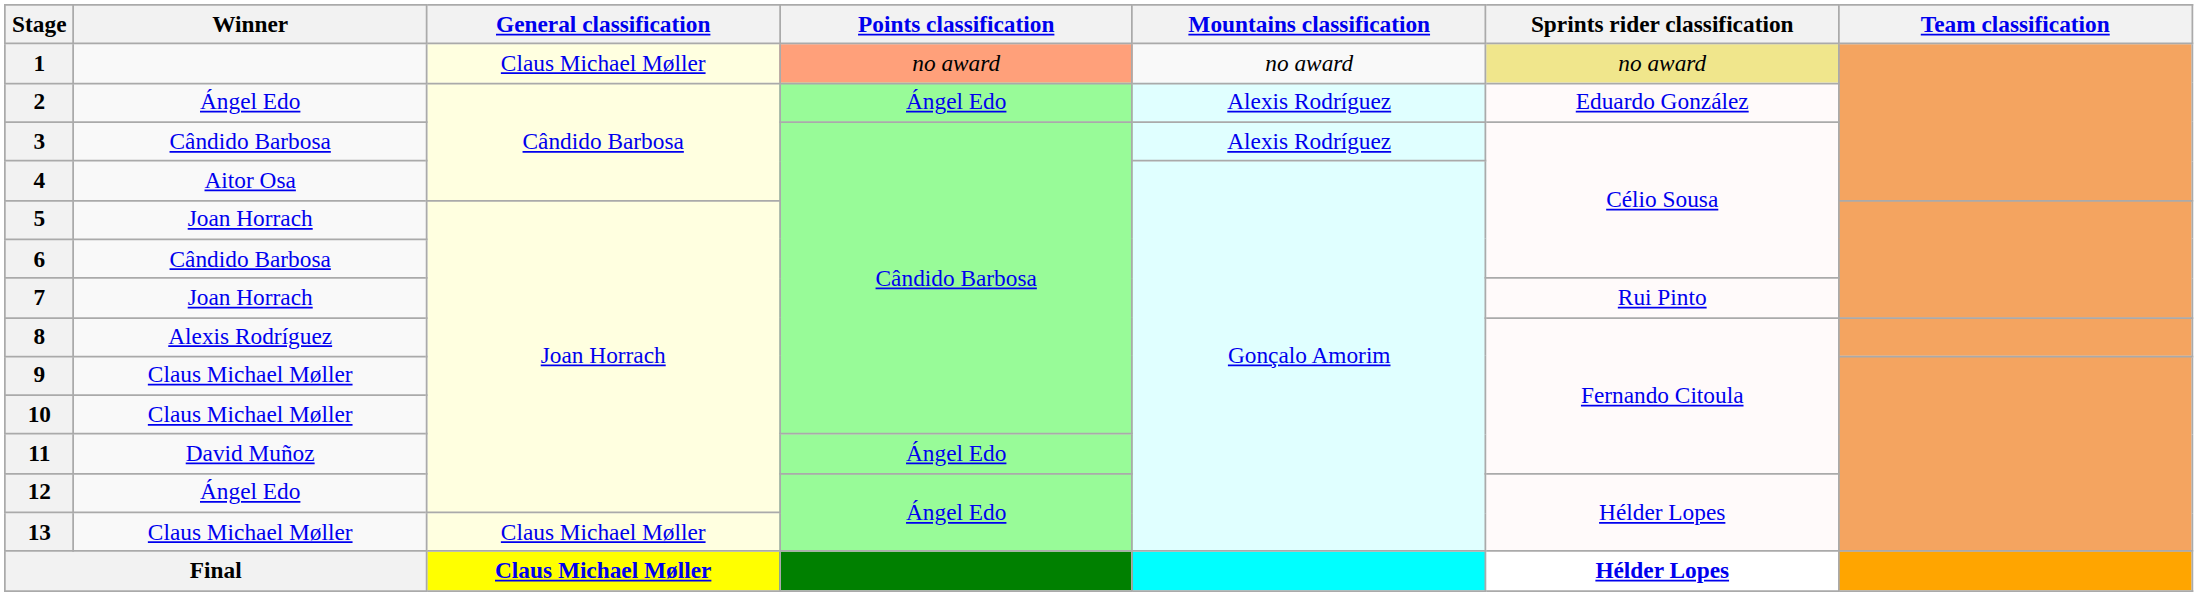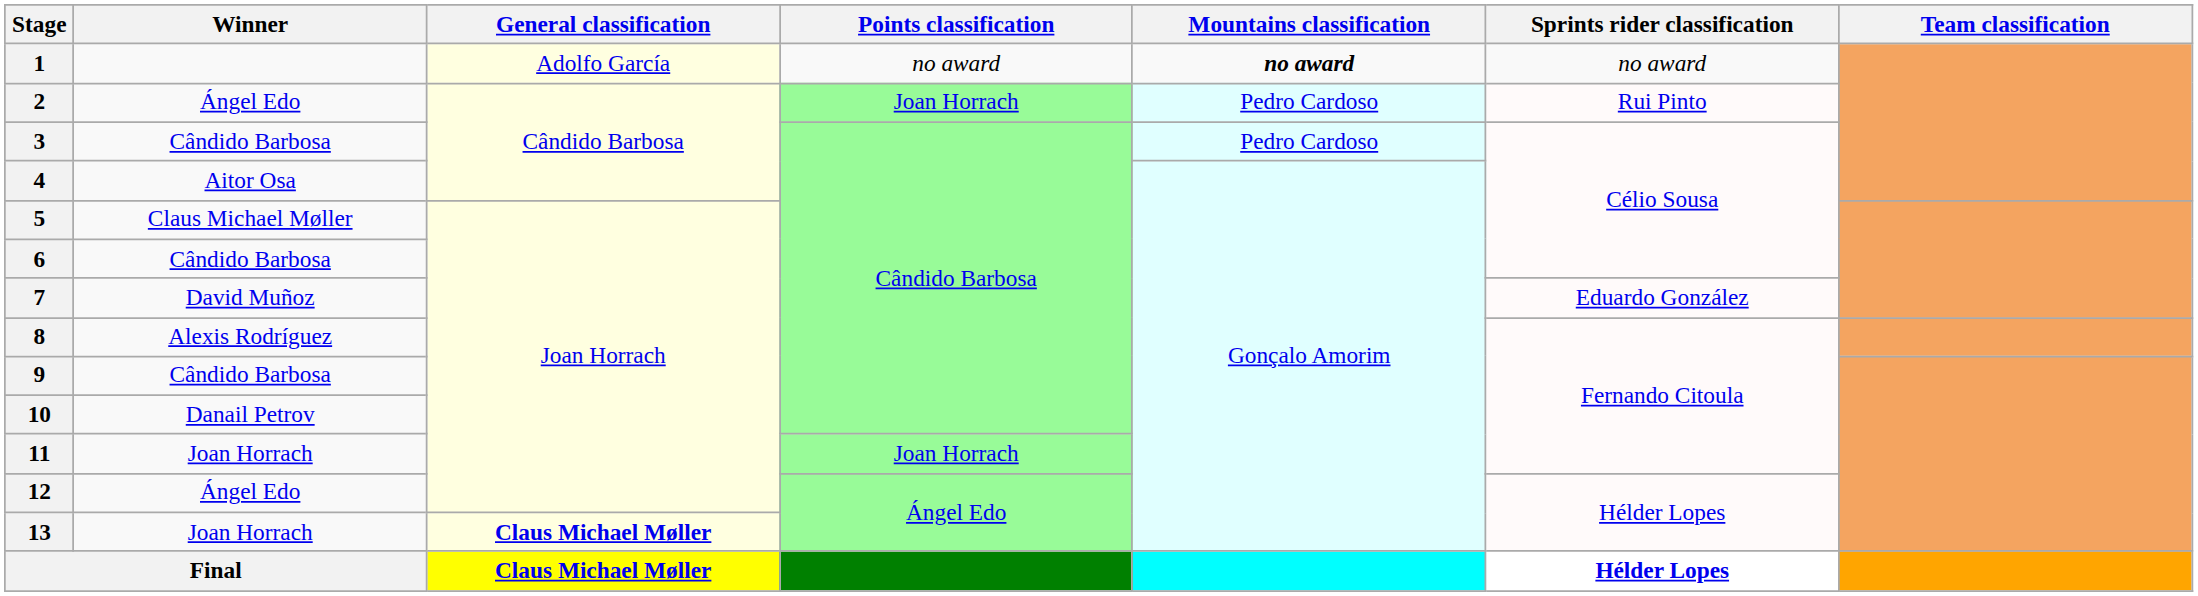(603, 63) Claus Michael Møller -> (603, 63) Adolfo García
(956, 63) lightsalmon background -> (956, 63) no background
(1309, 63) normal -> (1309, 63) bold
(1662, 63) khaki background -> (1662, 63) no background
(956, 102) Ángel Edo -> (956, 102) Joan Horrach
(1309, 102) Alexis Rodríguez -> (1309, 102) Pedro Cardoso
(1662, 102) Eduardo González -> (1662, 102) Rui Pinto
(1309, 141) Alexis Rodríguez -> (1309, 141) Pedro Cardoso
(250, 219) Joan Horrach -> (250, 219) Claus Michael Møller
(250, 297) Joan Horrach -> (250, 297) David Muñoz
(1662, 297) Rui Pinto -> (1662, 297) Eduardo González
(250, 375) Claus Michael Møller -> (250, 375) Cândido Barbosa
(250, 414) Claus Michael Møller -> (250, 414) Danail Petrov
(250, 453) David Muñoz -> (250, 453) Joan Horrach
(956, 453) Ángel Edo -> (956, 453) Joan Horrach
(250, 531) Claus Michael Møller -> (250, 531) Joan Horrach
(603, 531) normal -> (603, 531) bold
